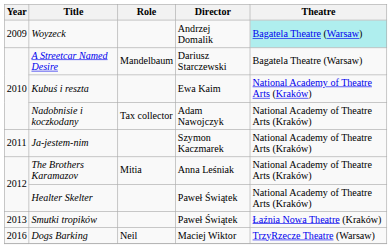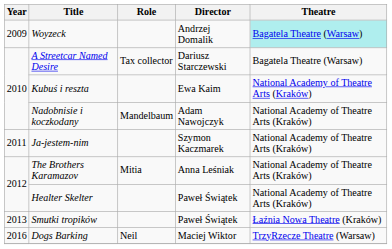(147, 61) Mandelbaum -> (146, 61) Tax collector
(146, 116) Tax collector -> (147, 116) Mandelbaum
